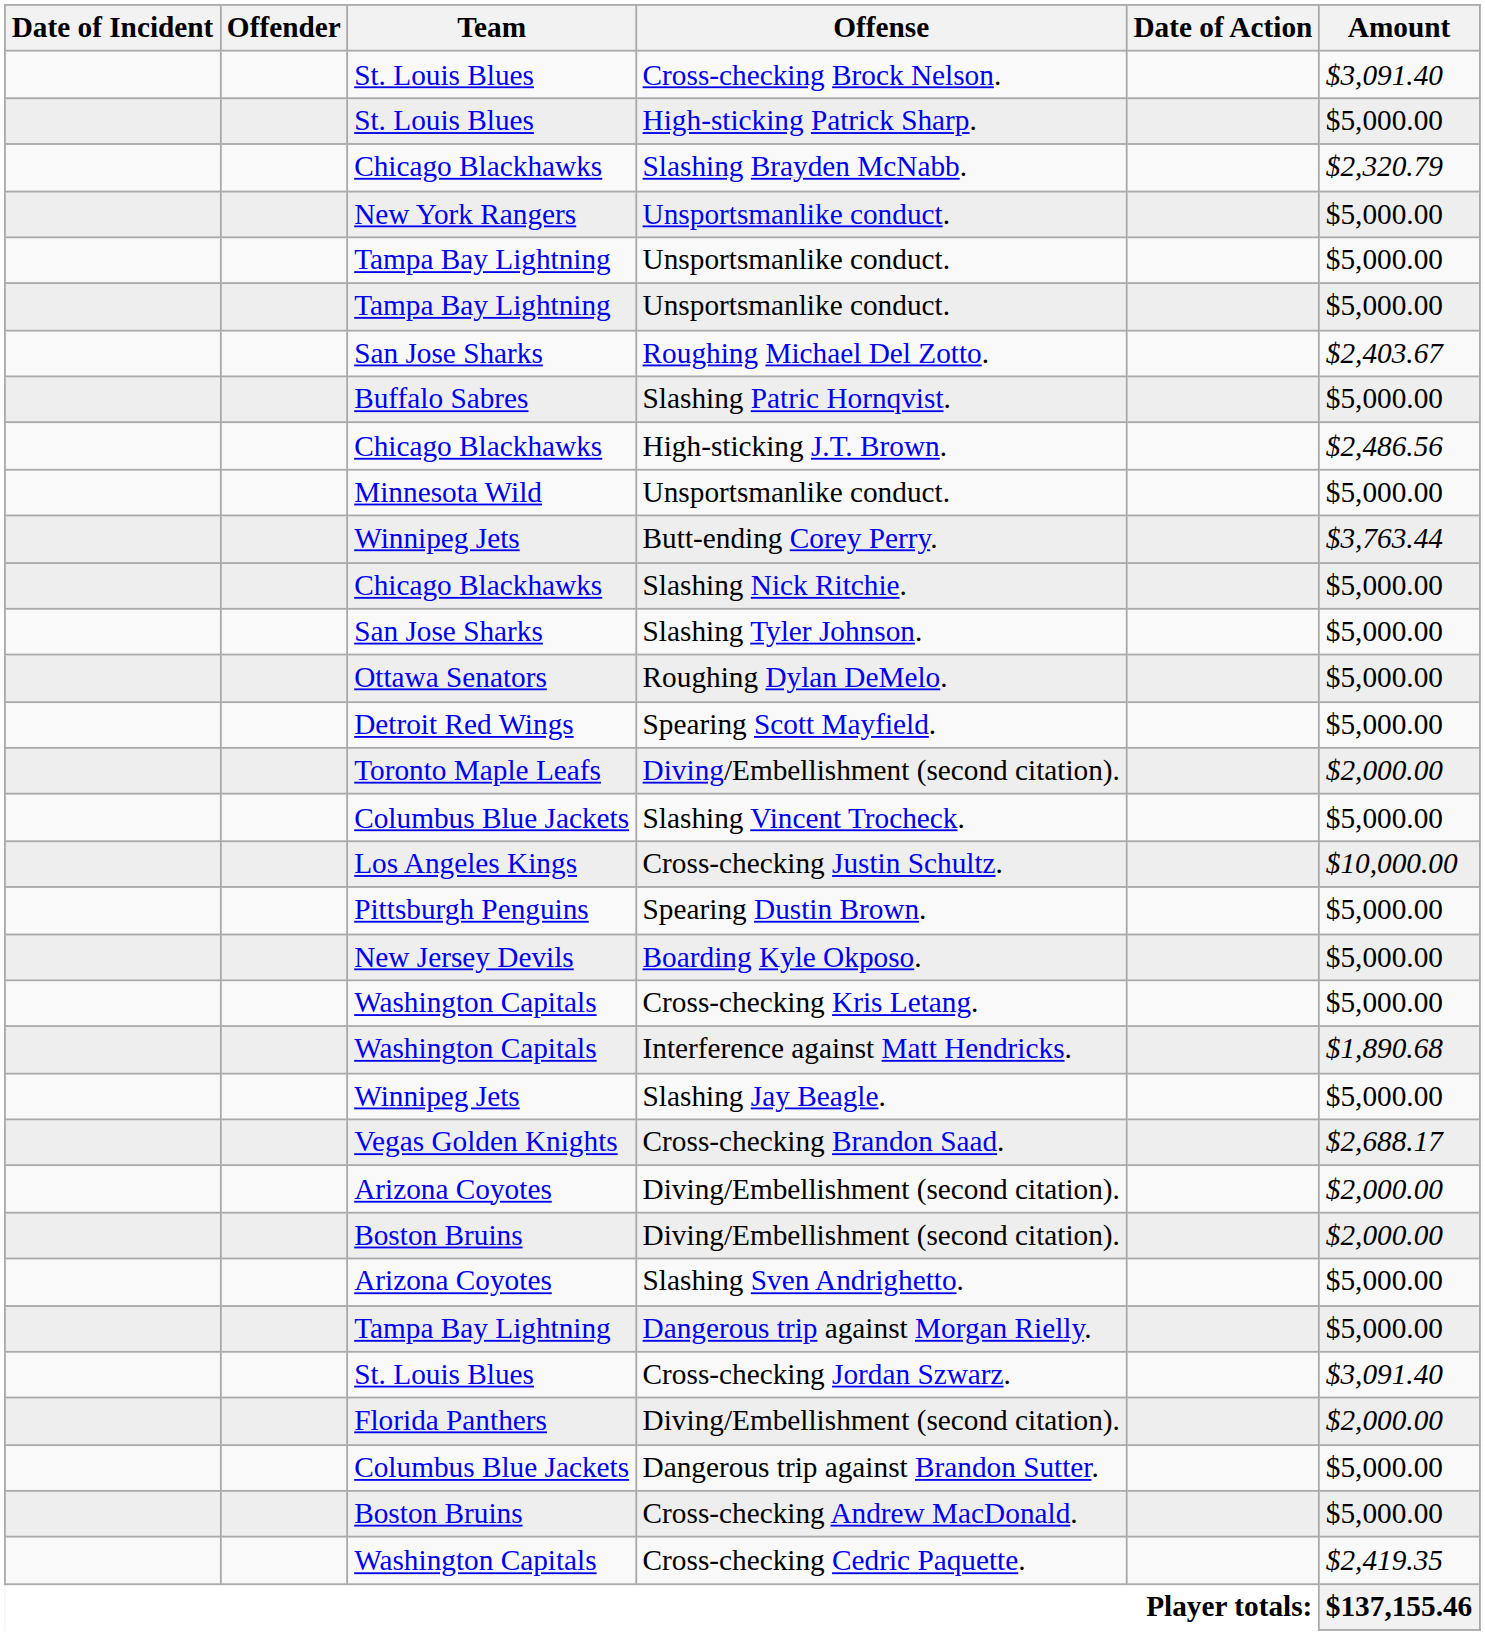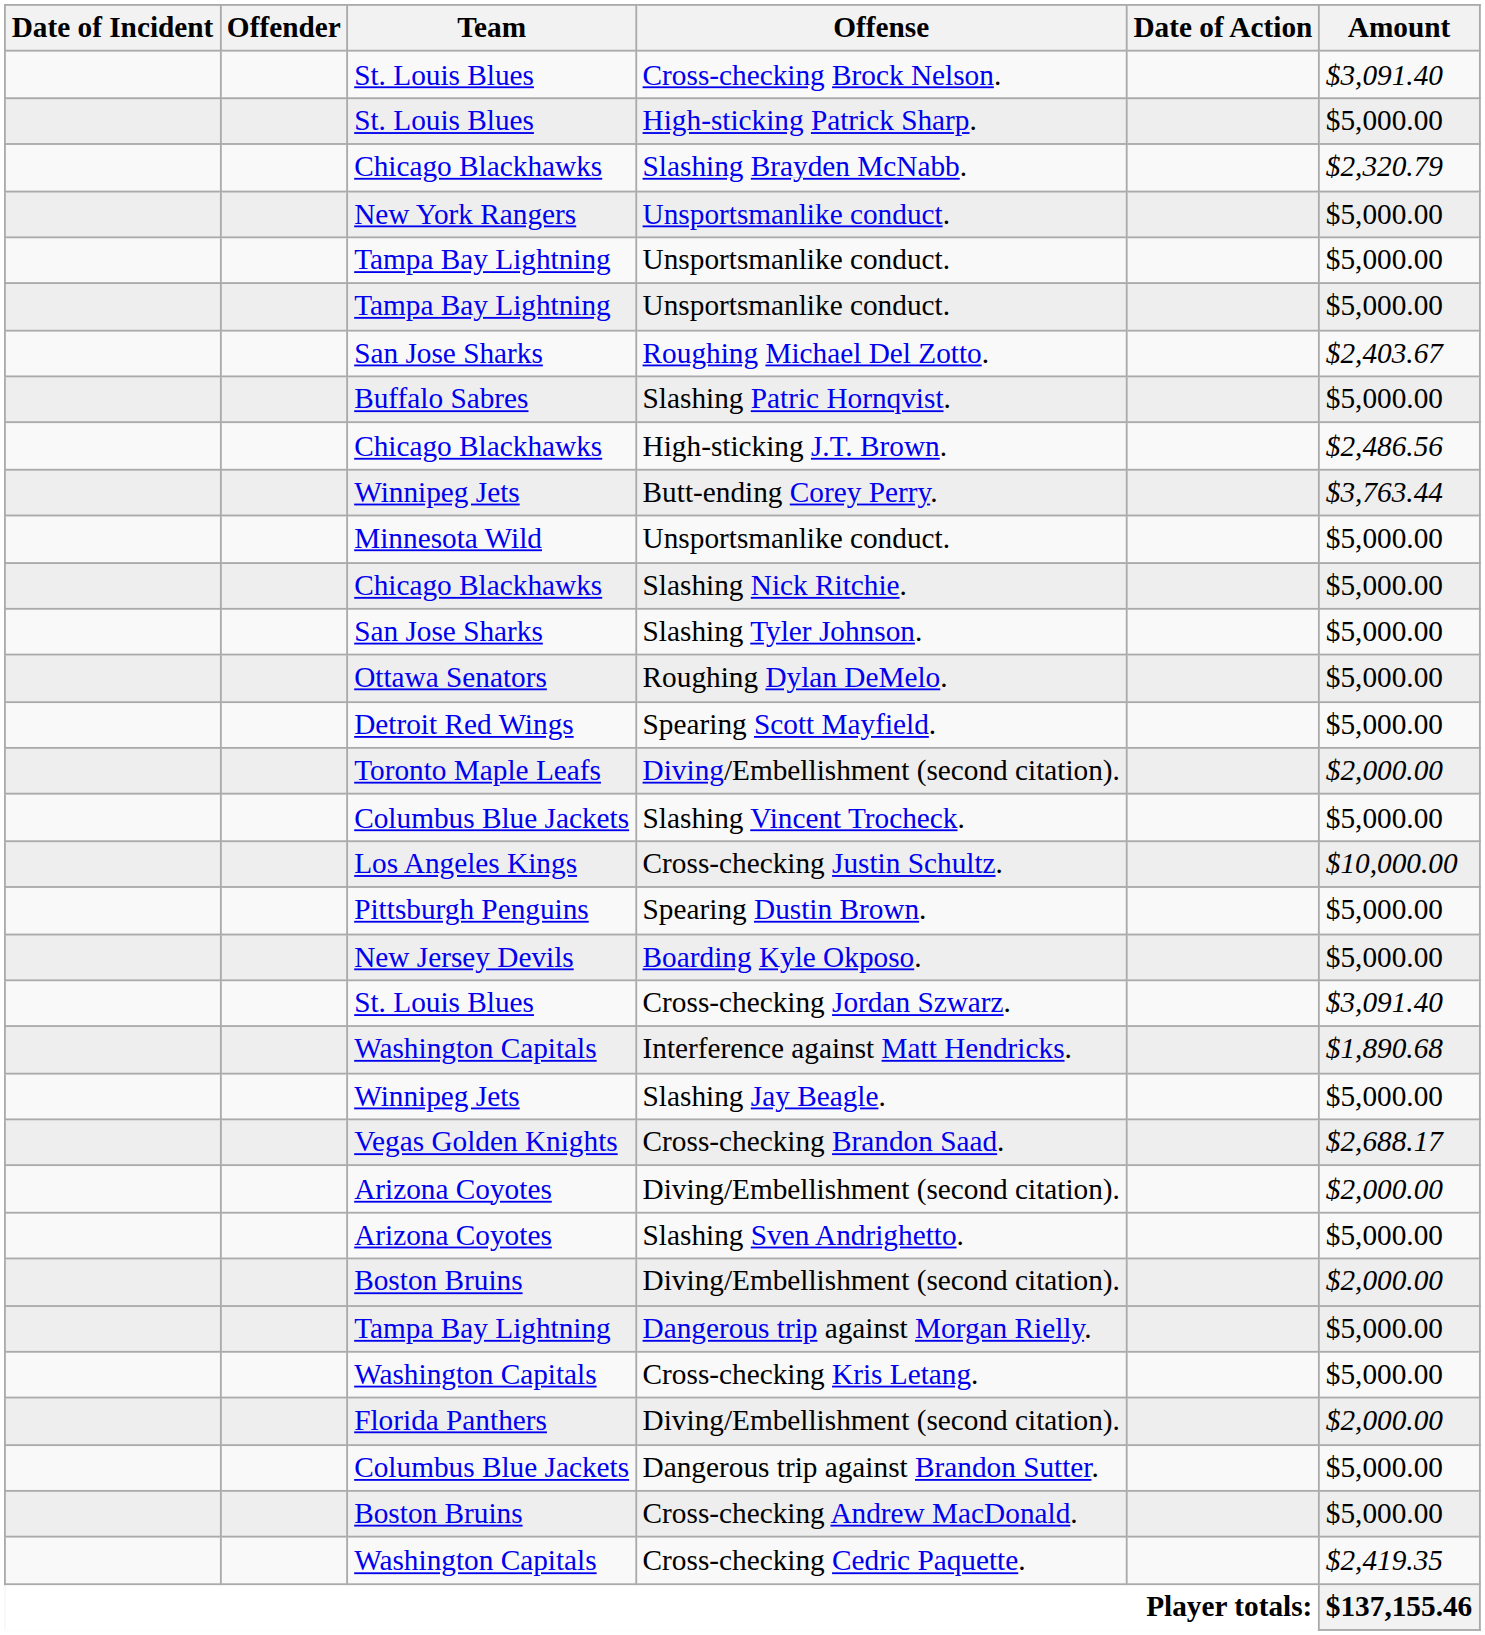rows swapped: (437, 538) <-> (448, 492)
rows swapped: (475, 1002) <-> (444, 1374)
rows swapped: (438, 1235) <-> (453, 1281)
